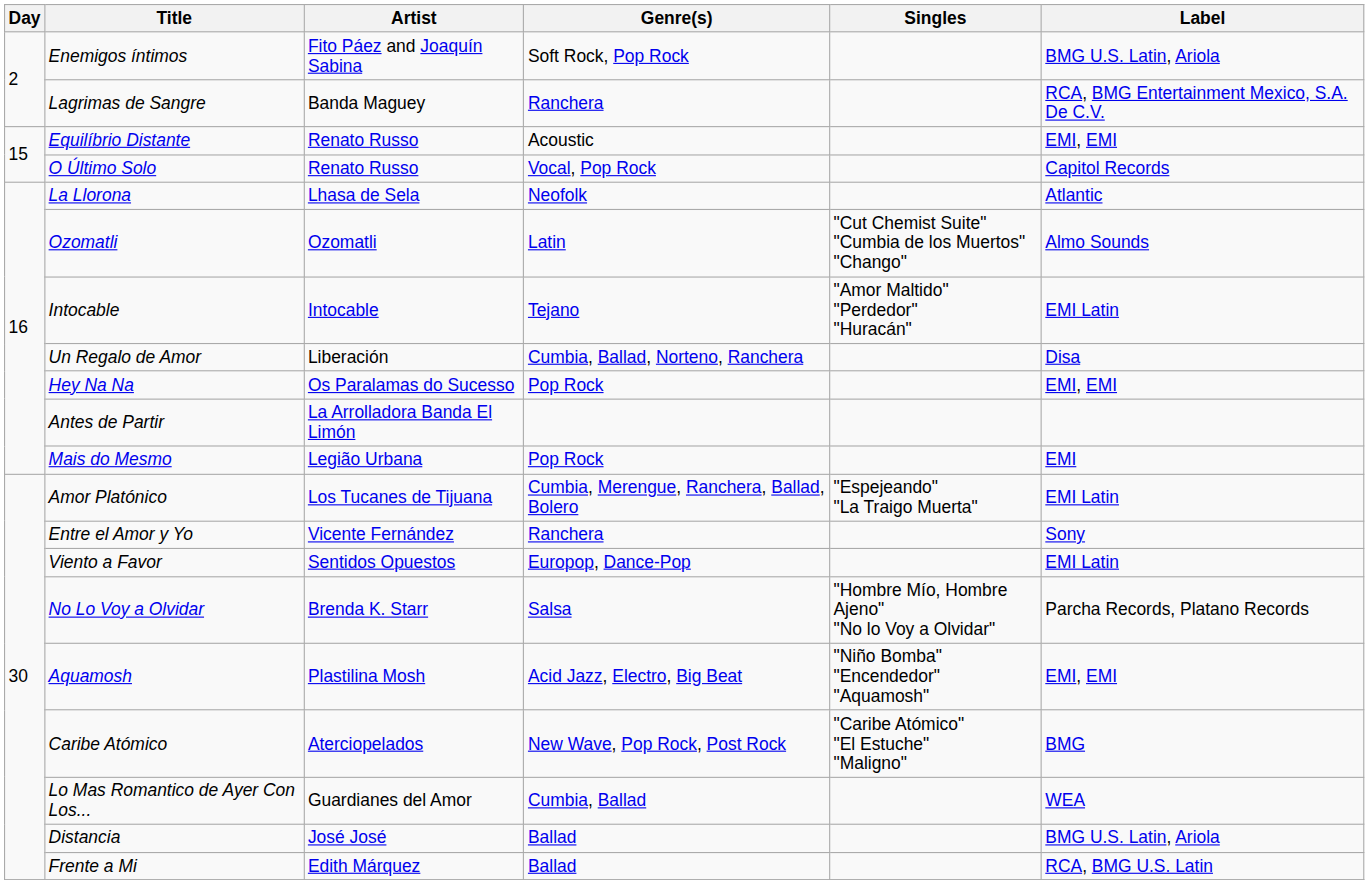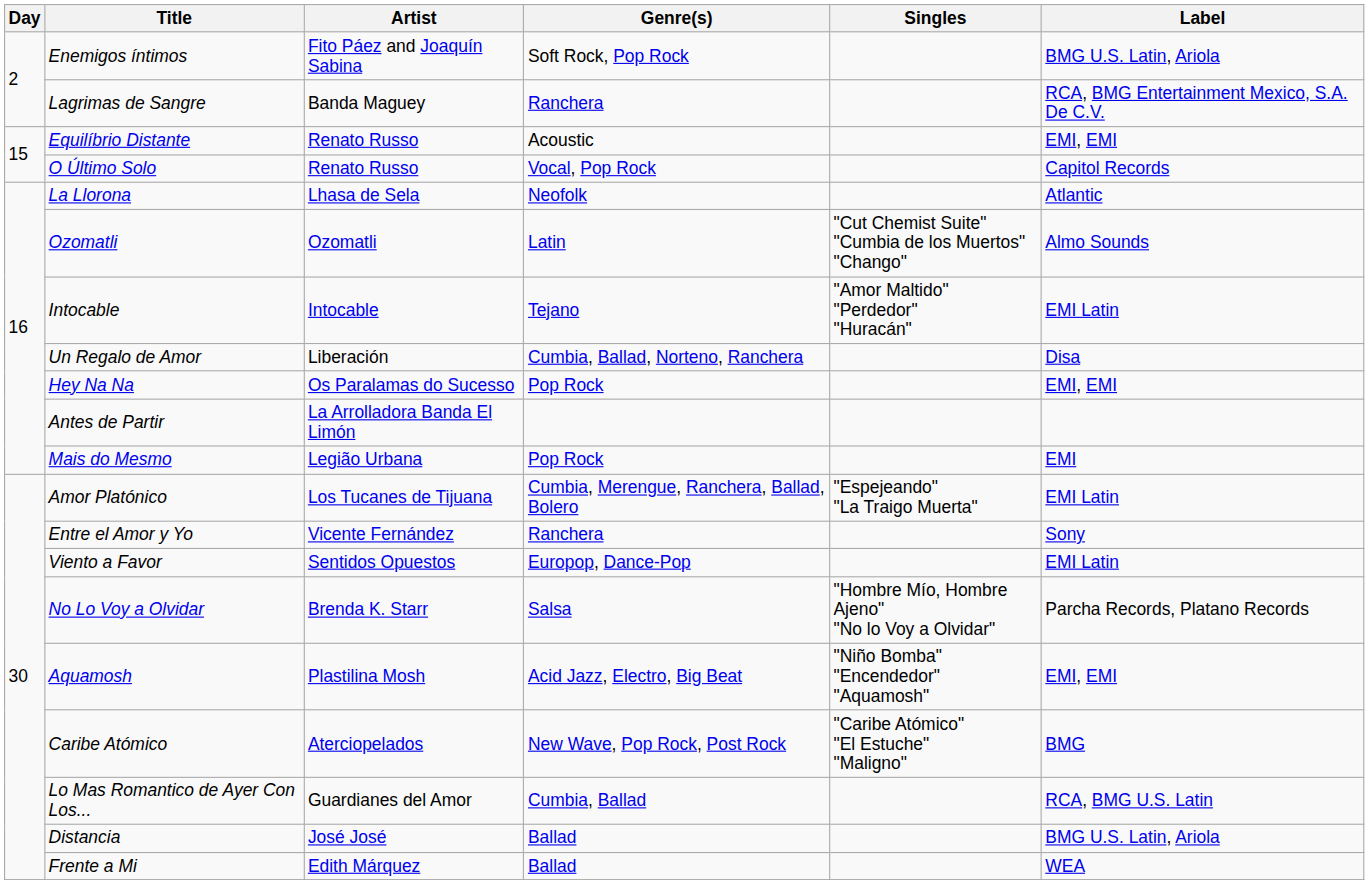(1065, 800) WEA -> (1129, 800) RCA, BMG U.S. Latin
(1129, 865) RCA, BMG U.S. Latin -> (1065, 865) WEA
